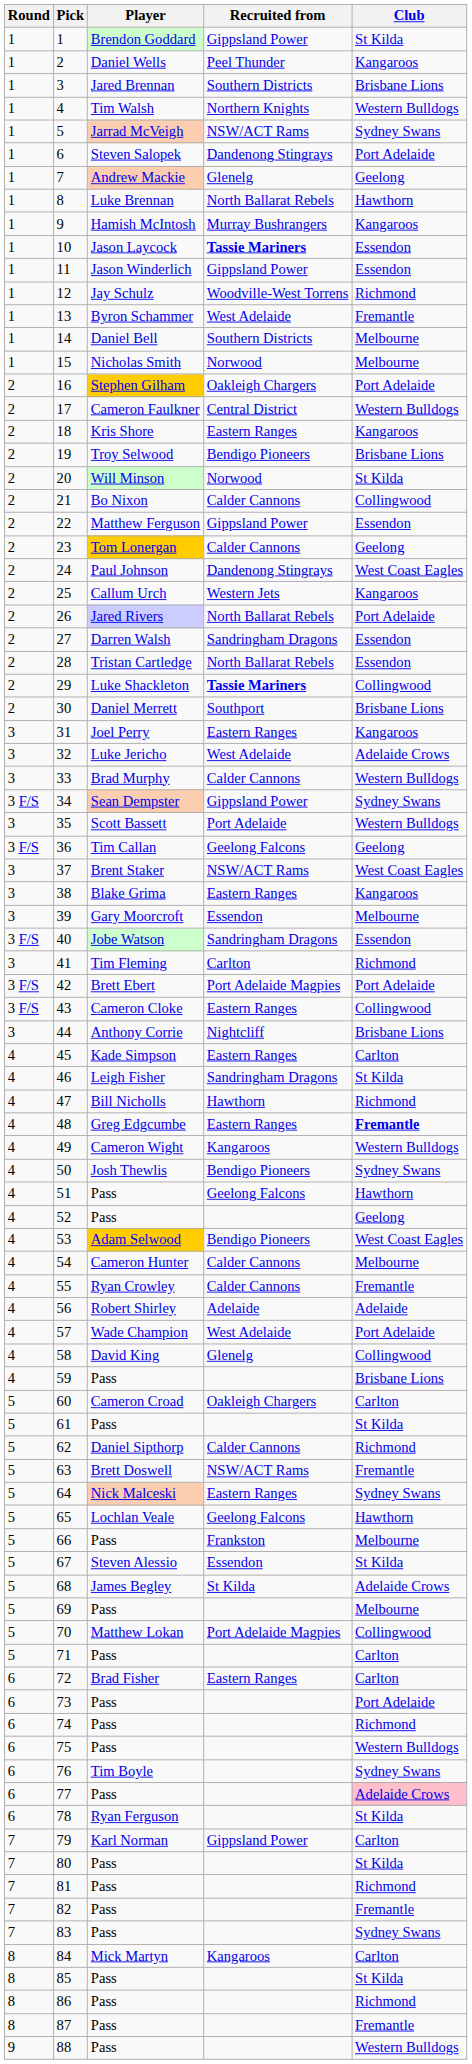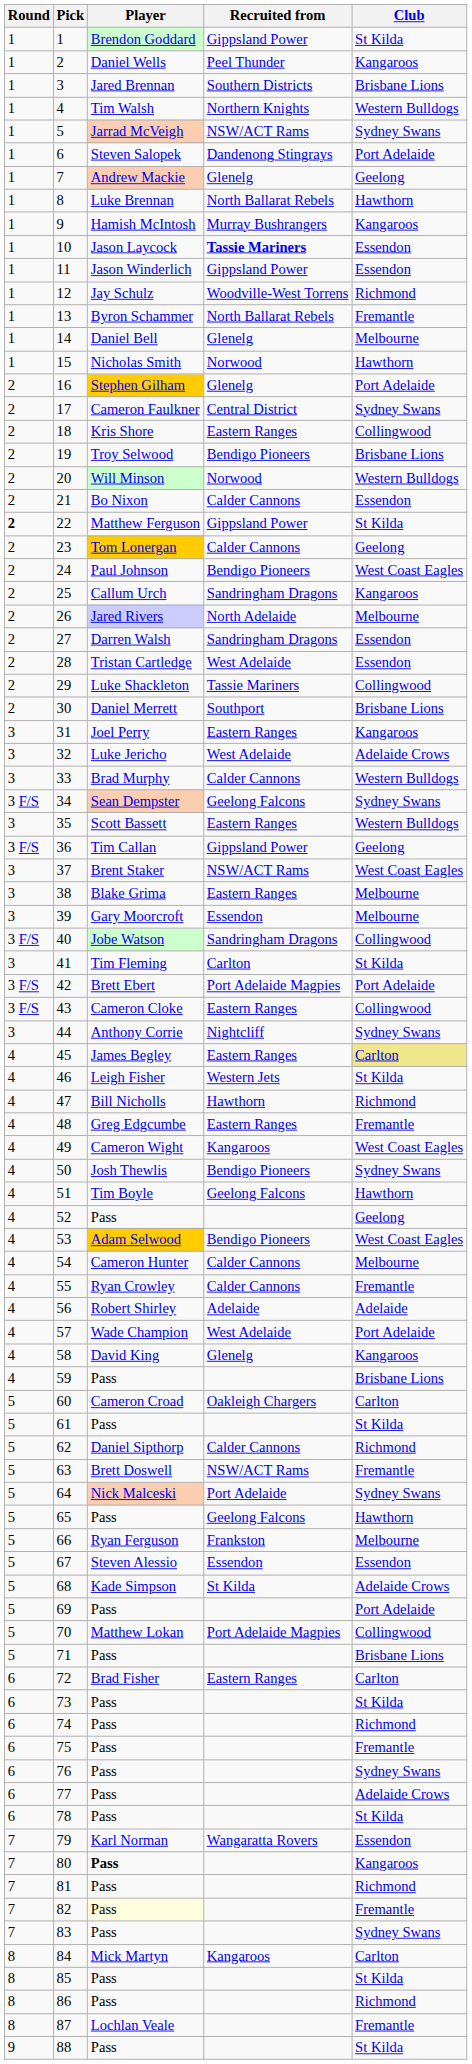(249, 316) West Adelaide -> (270, 316) North Ballarat Rebels
(260, 339) Southern Districts -> (230, 339) Glenelg
(387, 362) Melbourne -> (384, 362) Hawthorn
(262, 385) Oakleigh Chargers -> (230, 385) Glenelg
(407, 408) Western Bulldogs -> (398, 408) Sydney Swans
(387, 431) Kangaroos -> (393, 431) Collingwood
(379, 477) St Kilda -> (407, 477) Western Bulldogs
(393, 500) Collingwood -> (383, 500) Essendon
(11, 524) normal -> (11, 524) bold
(383, 524) Essendon -> (379, 524) St Kilda
(270, 570) Dandenong Stingrays -> (258, 570) Bendigo Pioneers
(243, 593) Western Jets -> (272, 593) Sandringham Dragons
(270, 616) North Ballarat Rebels -> (252, 616) North Adelaide
(395, 616) Port Adelaide -> (387, 616) Melbourne
(270, 662) North Ballarat Rebels -> (249, 662) West Adelaide
(257, 685) bold -> (253, 685) normal
(257, 801) Gippsland Power -> (256, 801) Geelong Falcons
(247, 824) Port Adelaide -> (252, 824) Eastern Ranges
(256, 847) Geelong Falcons -> (257, 847) Gippsland Power
(387, 893) Kangaroos -> (387, 893) Melbourne
(383, 939) Essendon -> (393, 939) Collingwood
(385, 962) Richmond -> (379, 962) St Kilda
(399, 1032) Brisbane Lions -> (398, 1032) Sydney Swans
(133, 1055) Kade Simpson -> (131, 1055) James Begley
(377, 1055) no background -> (377, 1055) khaki background
(272, 1078) Sandringham Dragons -> (243, 1078) Western Jets
(387, 1124) bold -> (385, 1124) normal
(407, 1147) Western Bulldogs -> (409, 1147) West Coast Eagles
(104, 1193) Pass -> (122, 1193) Tim Boyle
(393, 1355) Collingwood -> (387, 1355) Kangaroos
(252, 1493) Eastern Ranges -> (247, 1493) Port Adelaide
(133, 1516) Lochlan Veale -> (104, 1516) Pass
(104, 1540) Pass -> (135, 1540) Ryan Ferguson
(379, 1563) St Kilda -> (383, 1563) Essendon
(131, 1586) James Begley -> (133, 1586) Kade Simpson
(387, 1609) Melbourne -> (395, 1609) Port Adelaide
(377, 1655) Carlton -> (399, 1655) Brisbane Lions
(395, 1701) Port Adelaide -> (379, 1701) St Kilda
(407, 1747) Western Bulldogs -> (385, 1747) Fremantle
(122, 1770) Tim Boyle -> (104, 1770) Pass
(402, 1794) pink background -> (402, 1794) no background
(135, 1817) Ryan Ferguson -> (104, 1817) Pass
(257, 1840) Gippsland Power -> (262, 1840) Wangaratta Rovers
(377, 1840) Carlton -> (383, 1840) Essendon
(104, 1863) normal -> (105, 1863) bold
(379, 1863) St Kilda -> (387, 1863) Kangaroos
(104, 1909) no background -> (104, 1909) lightyellow background
(104, 2024) Pass -> (133, 2024) Lochlan Veale
(407, 2048) Western Bulldogs -> (379, 2048) St Kilda
